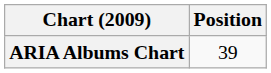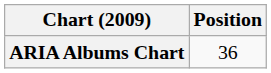(228, 51) 39 -> (228, 51) 36
